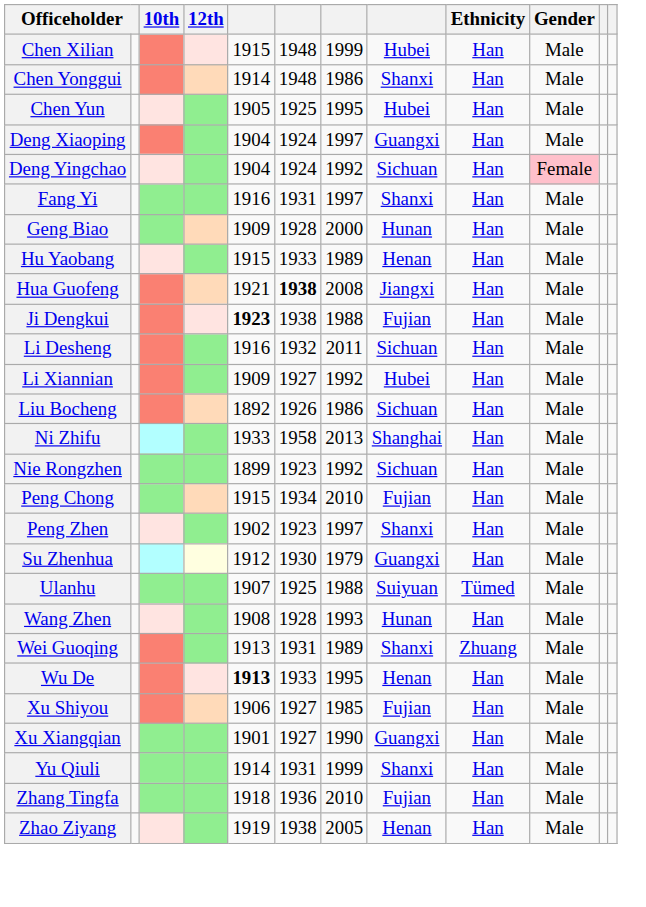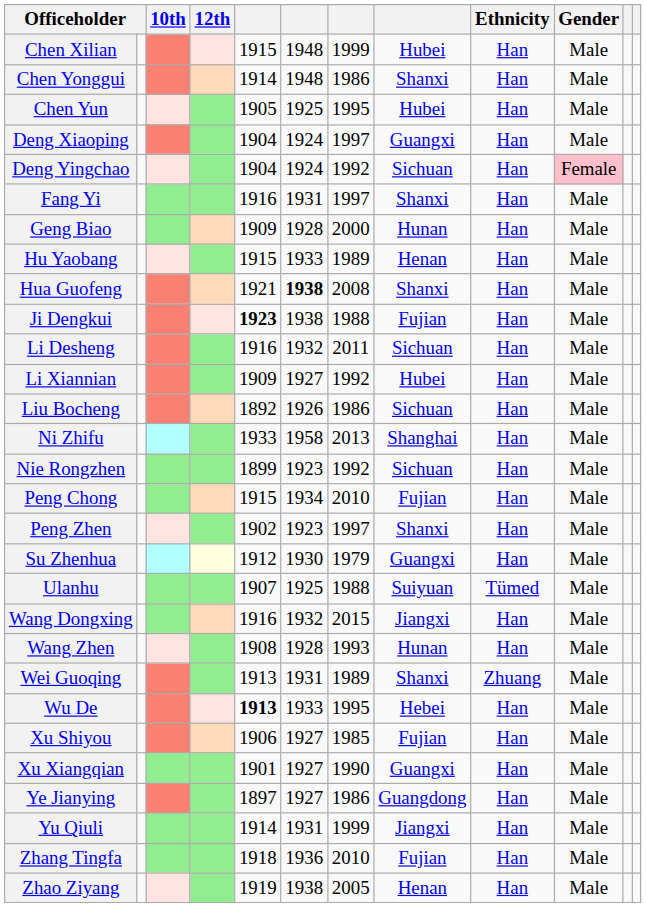(407, 288) Jiangxi -> (422, 288) Shanxi
+ row: (71, 618)
(407, 678) Henan -> (422, 708) Hebei
+ row: (71, 797)
(407, 768) Shanxi -> (422, 827) Jiangxi
